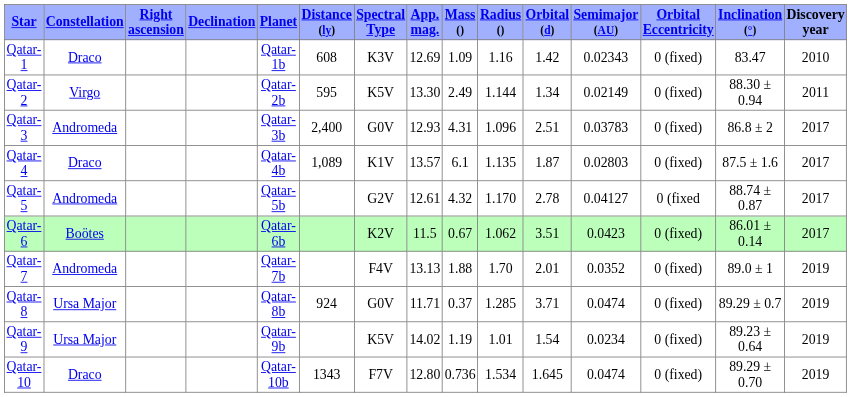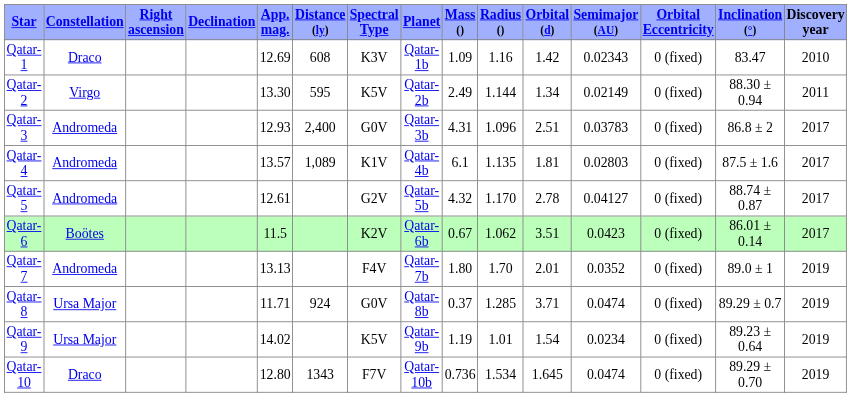columns swapped: (425, 22) <-> (278, 22)
(85, 163) Draco -> (85, 163) Andromeda
(547, 163) 1.87 -> (547, 163) 1.81
(678, 198) 0 (fixed -> (678, 198) 0 (fixed)
(460, 268) 1.88 -> (460, 268) 1.80
